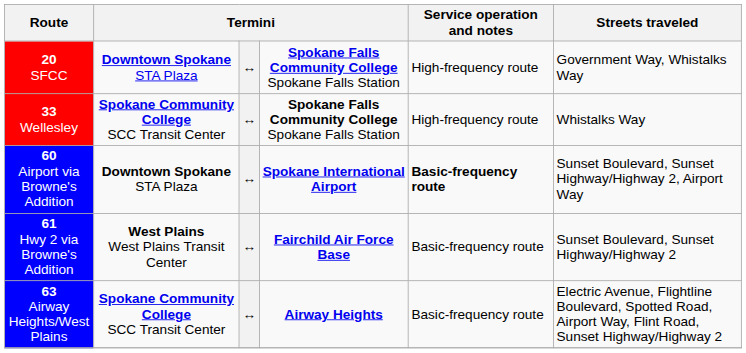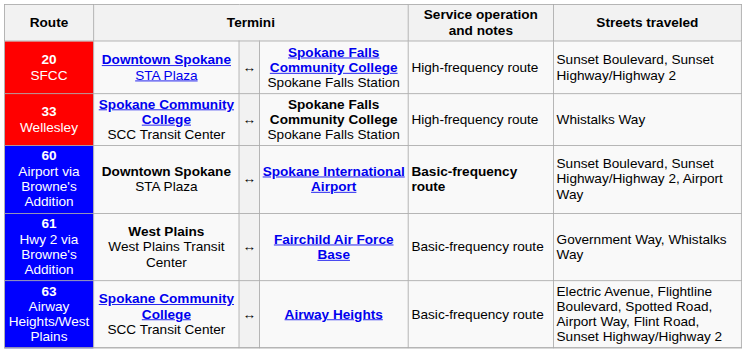(642, 67) Government Way, Whistalks Way -> (635, 67) Sunset Boulevard, Sunset Highway/Highway 2
(635, 246) Sunset Boulevard, Sunset Highway/Highway 2 -> (642, 246) Government Way, Whistalks Way
